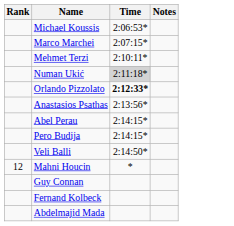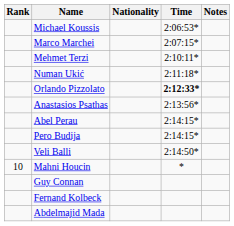+ column: (136, 12)
(130, 74) lightgrey background -> (181, 74) no background
(18, 167) 12 -> (18, 167) 10
